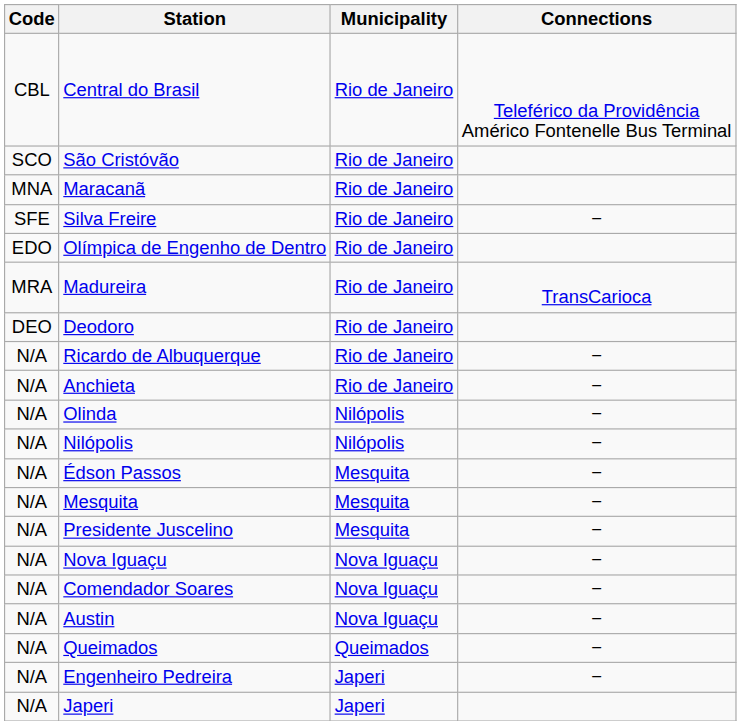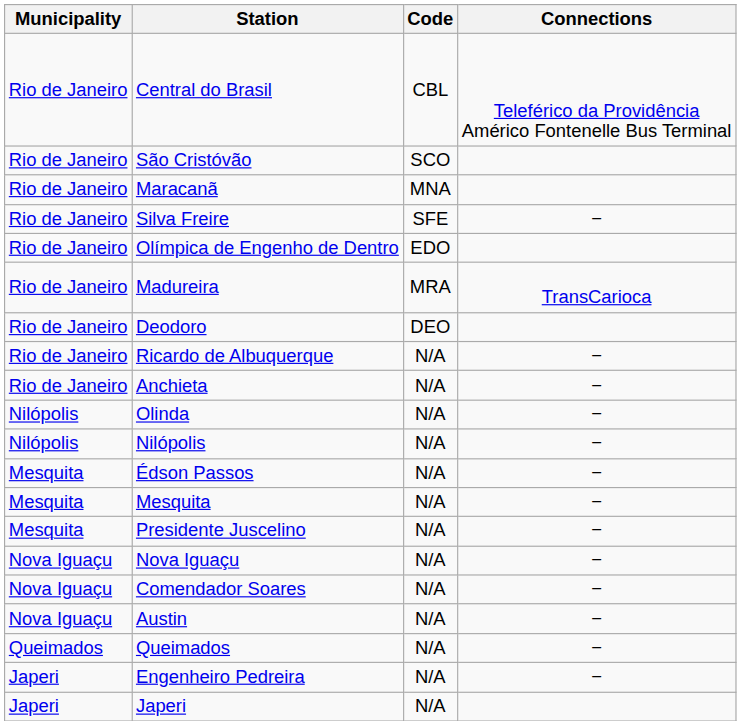columns swapped: (32, 19) <-> (394, 19)
